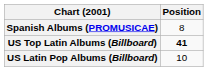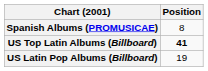(182, 58) 10 -> (182, 58) 19
